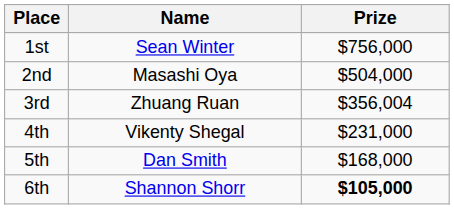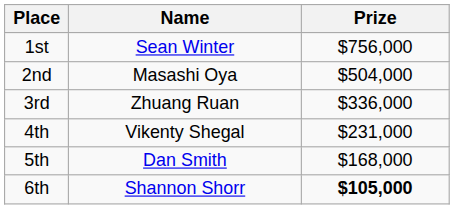(375, 103) $356,004 -> (375, 103) $336,000
